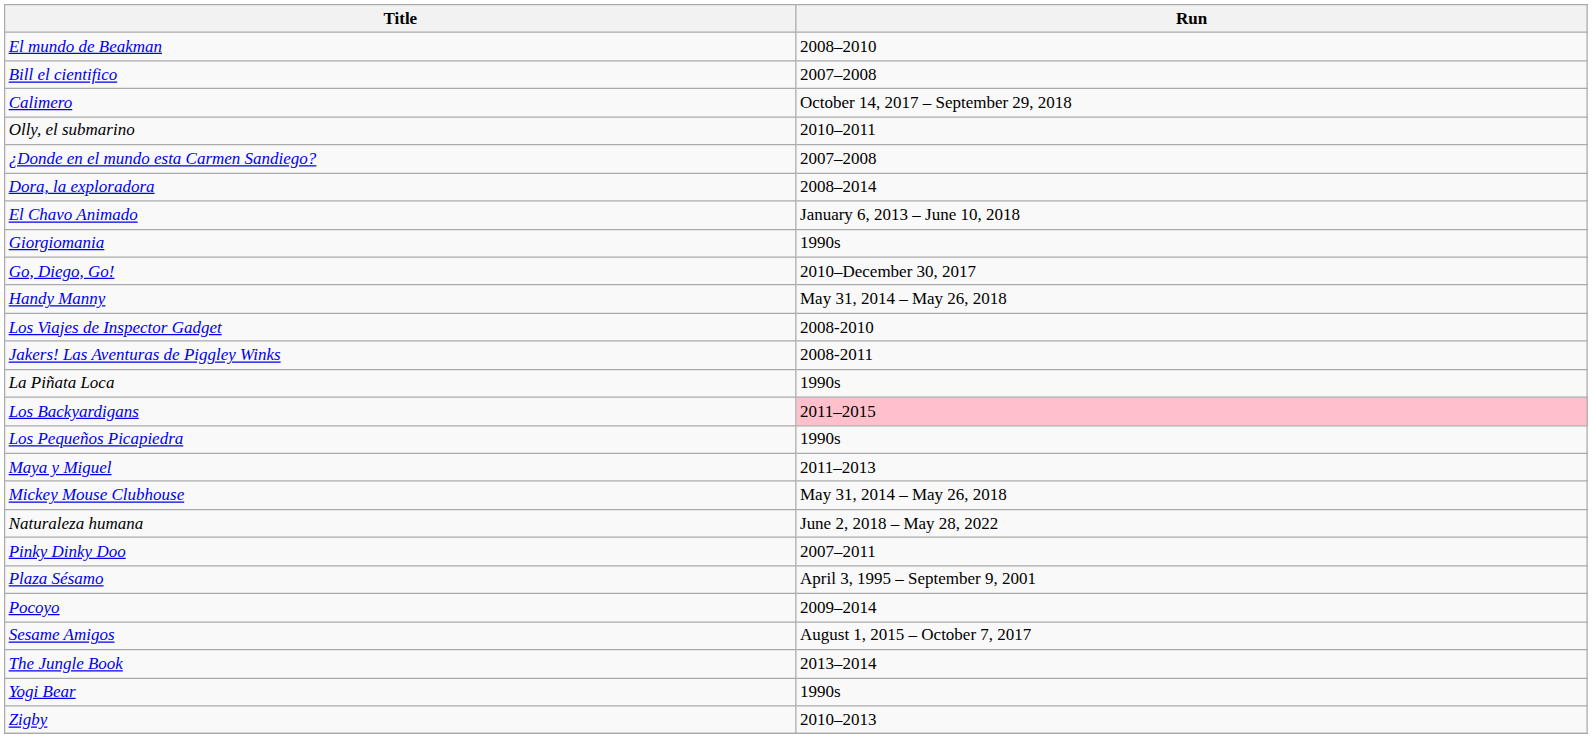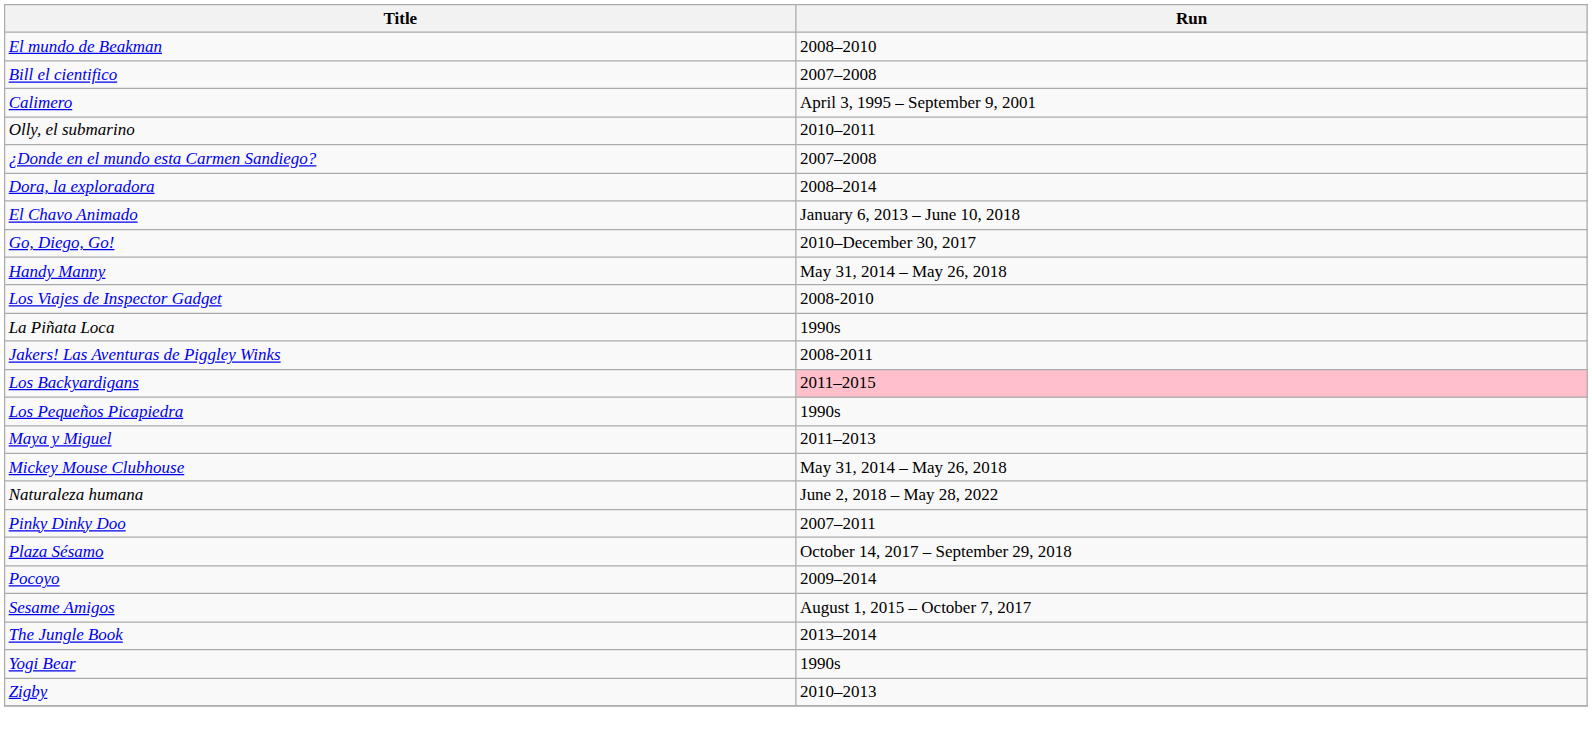(936, 102) October 14, 2017 – September 29, 2018 -> (918, 102) April 3, 1995 – September 9, 2001
- row: (56, 242)
rows swapped: (145, 354) <-> (62, 382)
(918, 579) April 3, 1995 – September 9, 2001 -> (936, 551) October 14, 2017 – September 29, 2018
